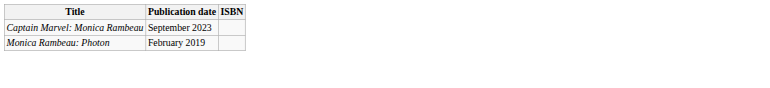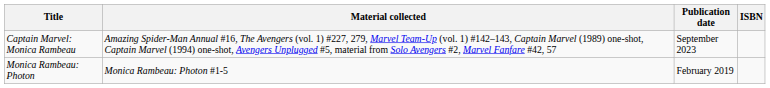+ column: (388, 17)
